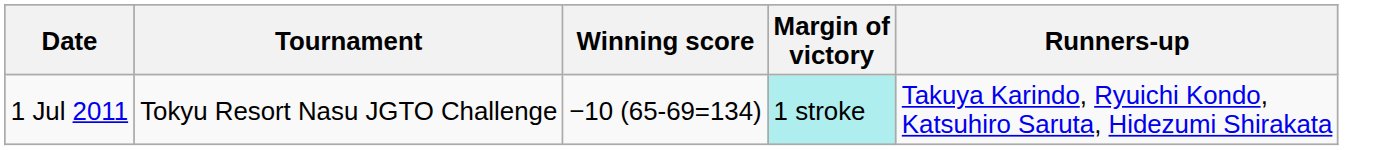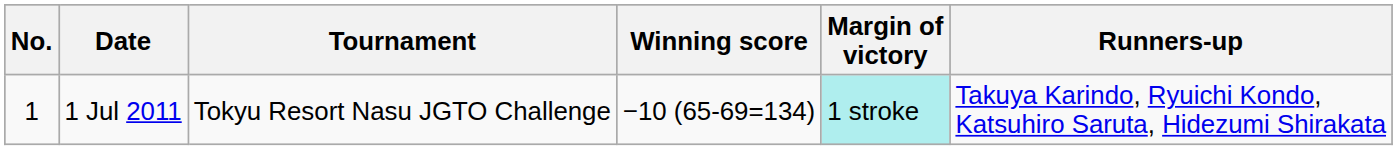+ column: (32, 40)
